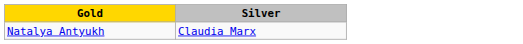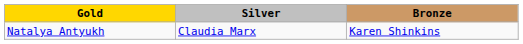+ column: (432, 13)
